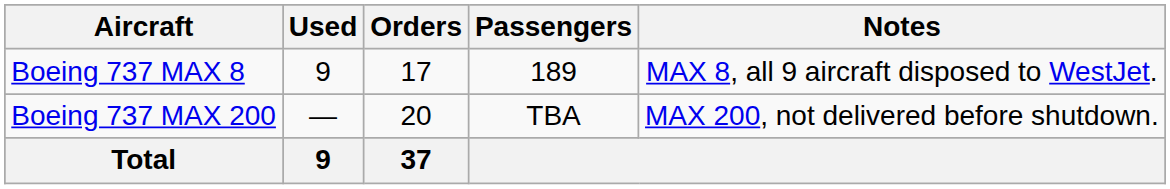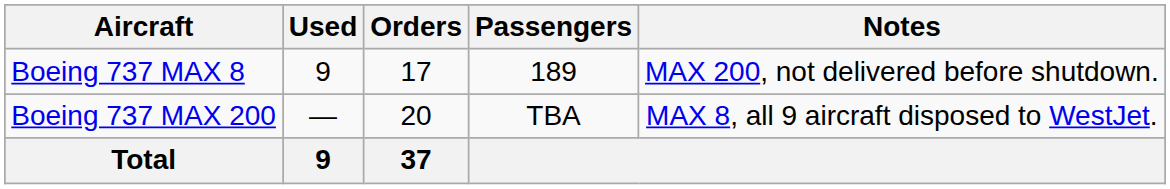(902, 71) MAX 8, all 9 aircraft disposed to WestJet. -> (902, 71) MAX 200, not delivered before shutdown.
(902, 115) MAX 200, not delivered before shutdown. -> (902, 115) MAX 8, all 9 aircraft disposed to WestJet.
